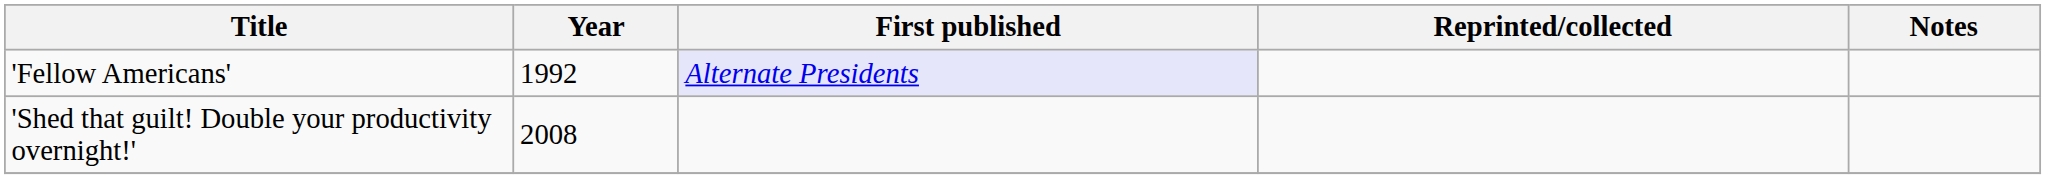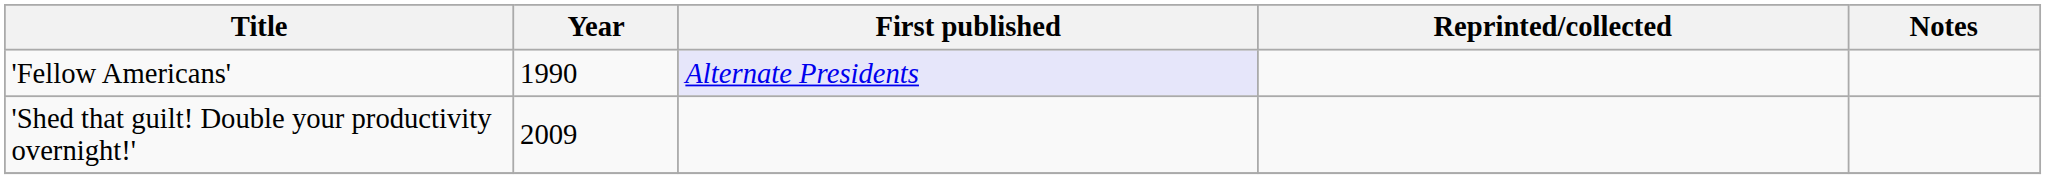(549, 72) 1992 -> (549, 72) 1990
(549, 134) 2008 -> (549, 134) 2009
